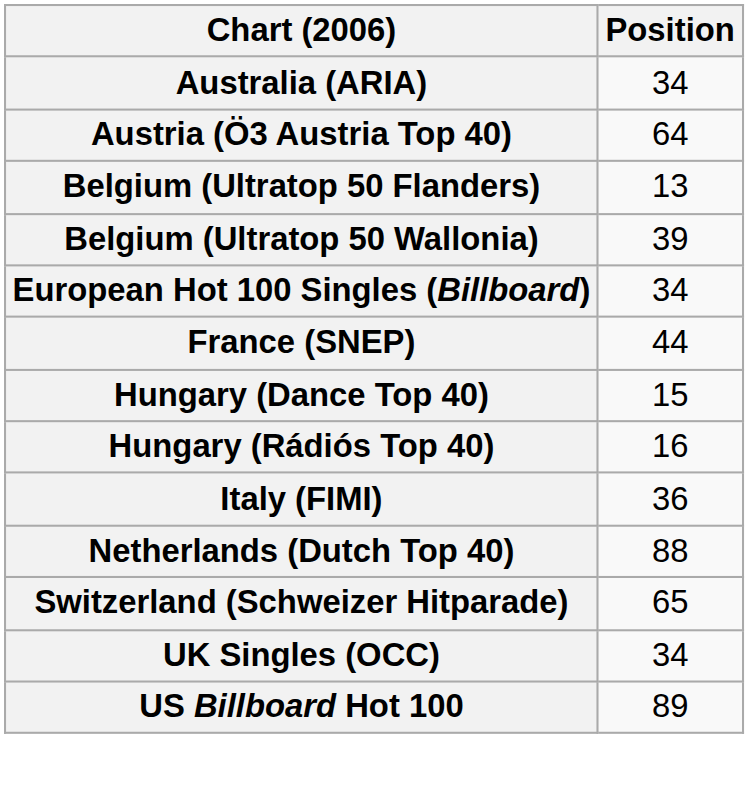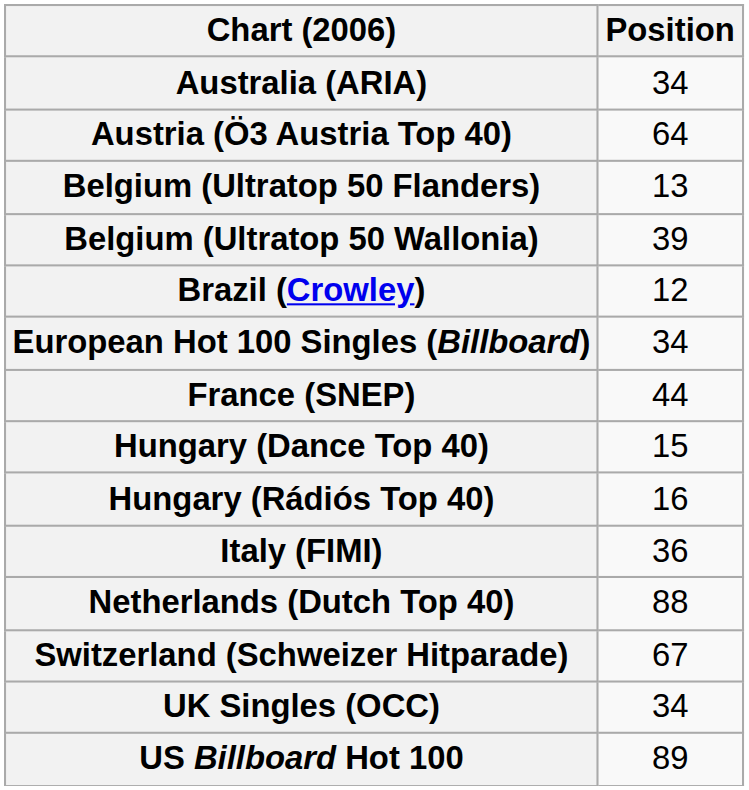+ row: (301, 290)
(670, 602) 65 -> (670, 654) 67
